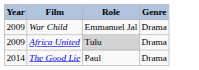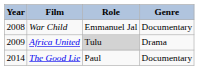(16, 27) 2009 -> (16, 27) 2008
(154, 27) Drama -> (167, 27) Documentary
(154, 58) Drama -> (167, 58) Documentary
